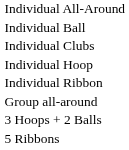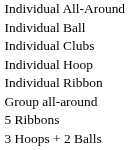rows swapped: (32, 138) <-> (53, 120)
